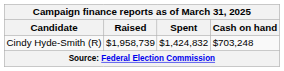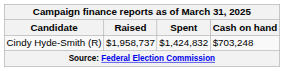(130, 43) $1,958,739 -> (130, 43) $1,958,737
